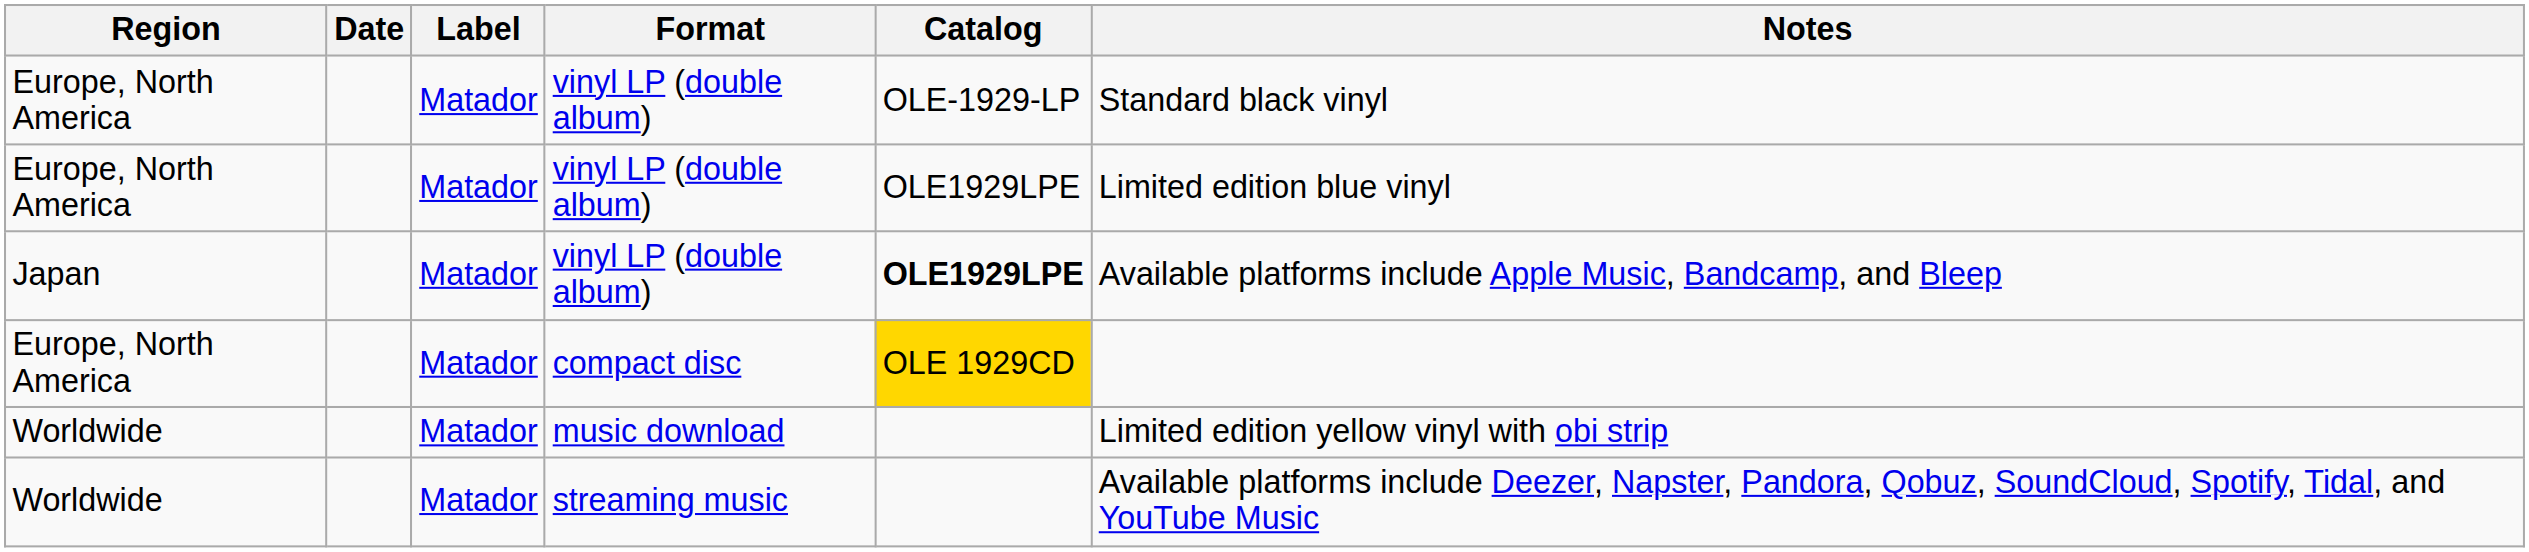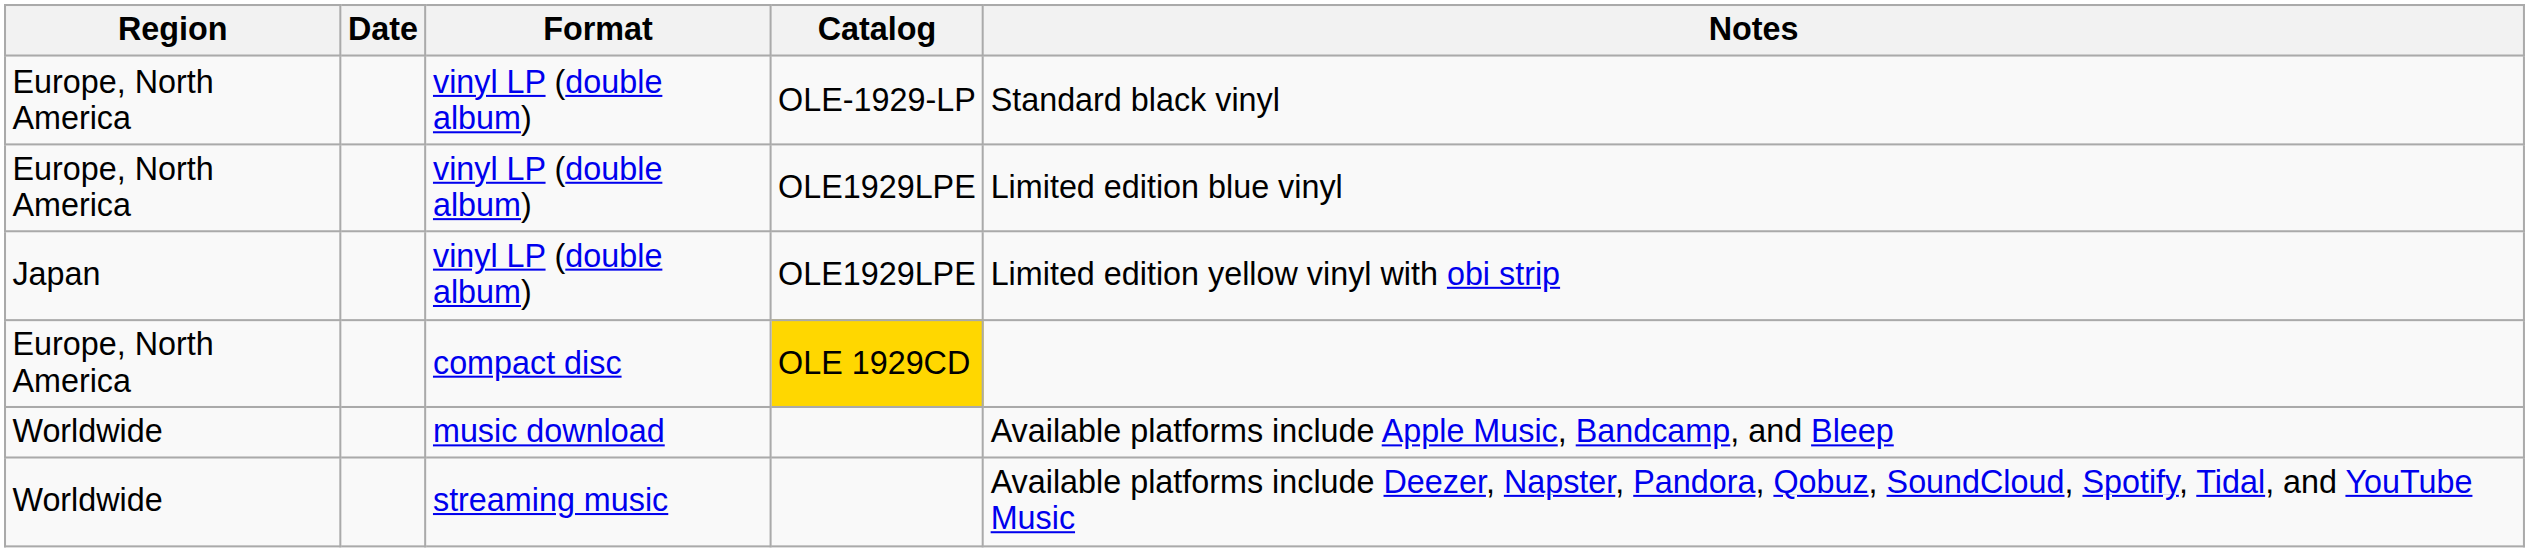- column: (479, 30)
(983, 274) bold -> (877, 274) normal
(1550, 274) Available platforms include Apple Music, Bandcamp, and Bleep -> (1275, 274) Limited edition yellow vinyl with obi strip
(1383, 431) Limited edition yellow vinyl with obi strip -> (1442, 431) Available platforms include Apple Music, Bandcamp, and Bleep
